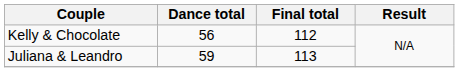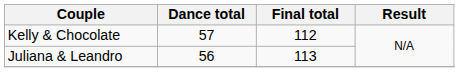(207, 35) 56 -> (207, 35) 57
(207, 56) 59 -> (207, 56) 56
